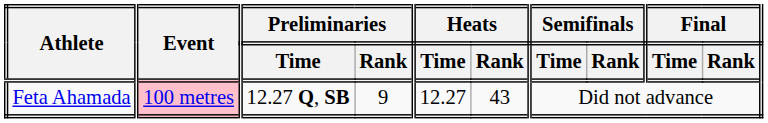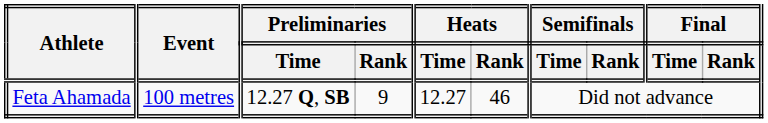(189, 98) pink background -> (189, 98) no background
(500, 98) 43 -> (500, 98) 46
